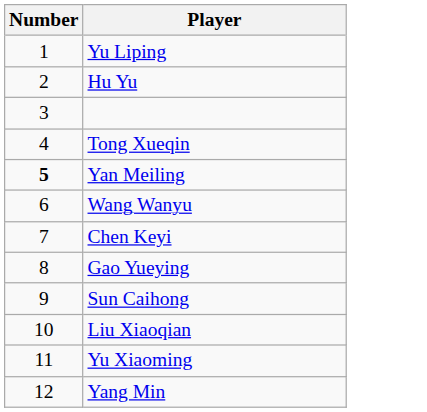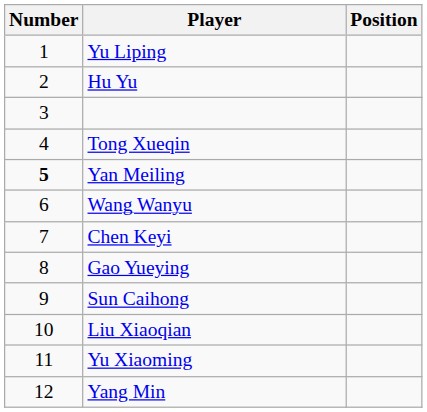+ column: (384, 19)
